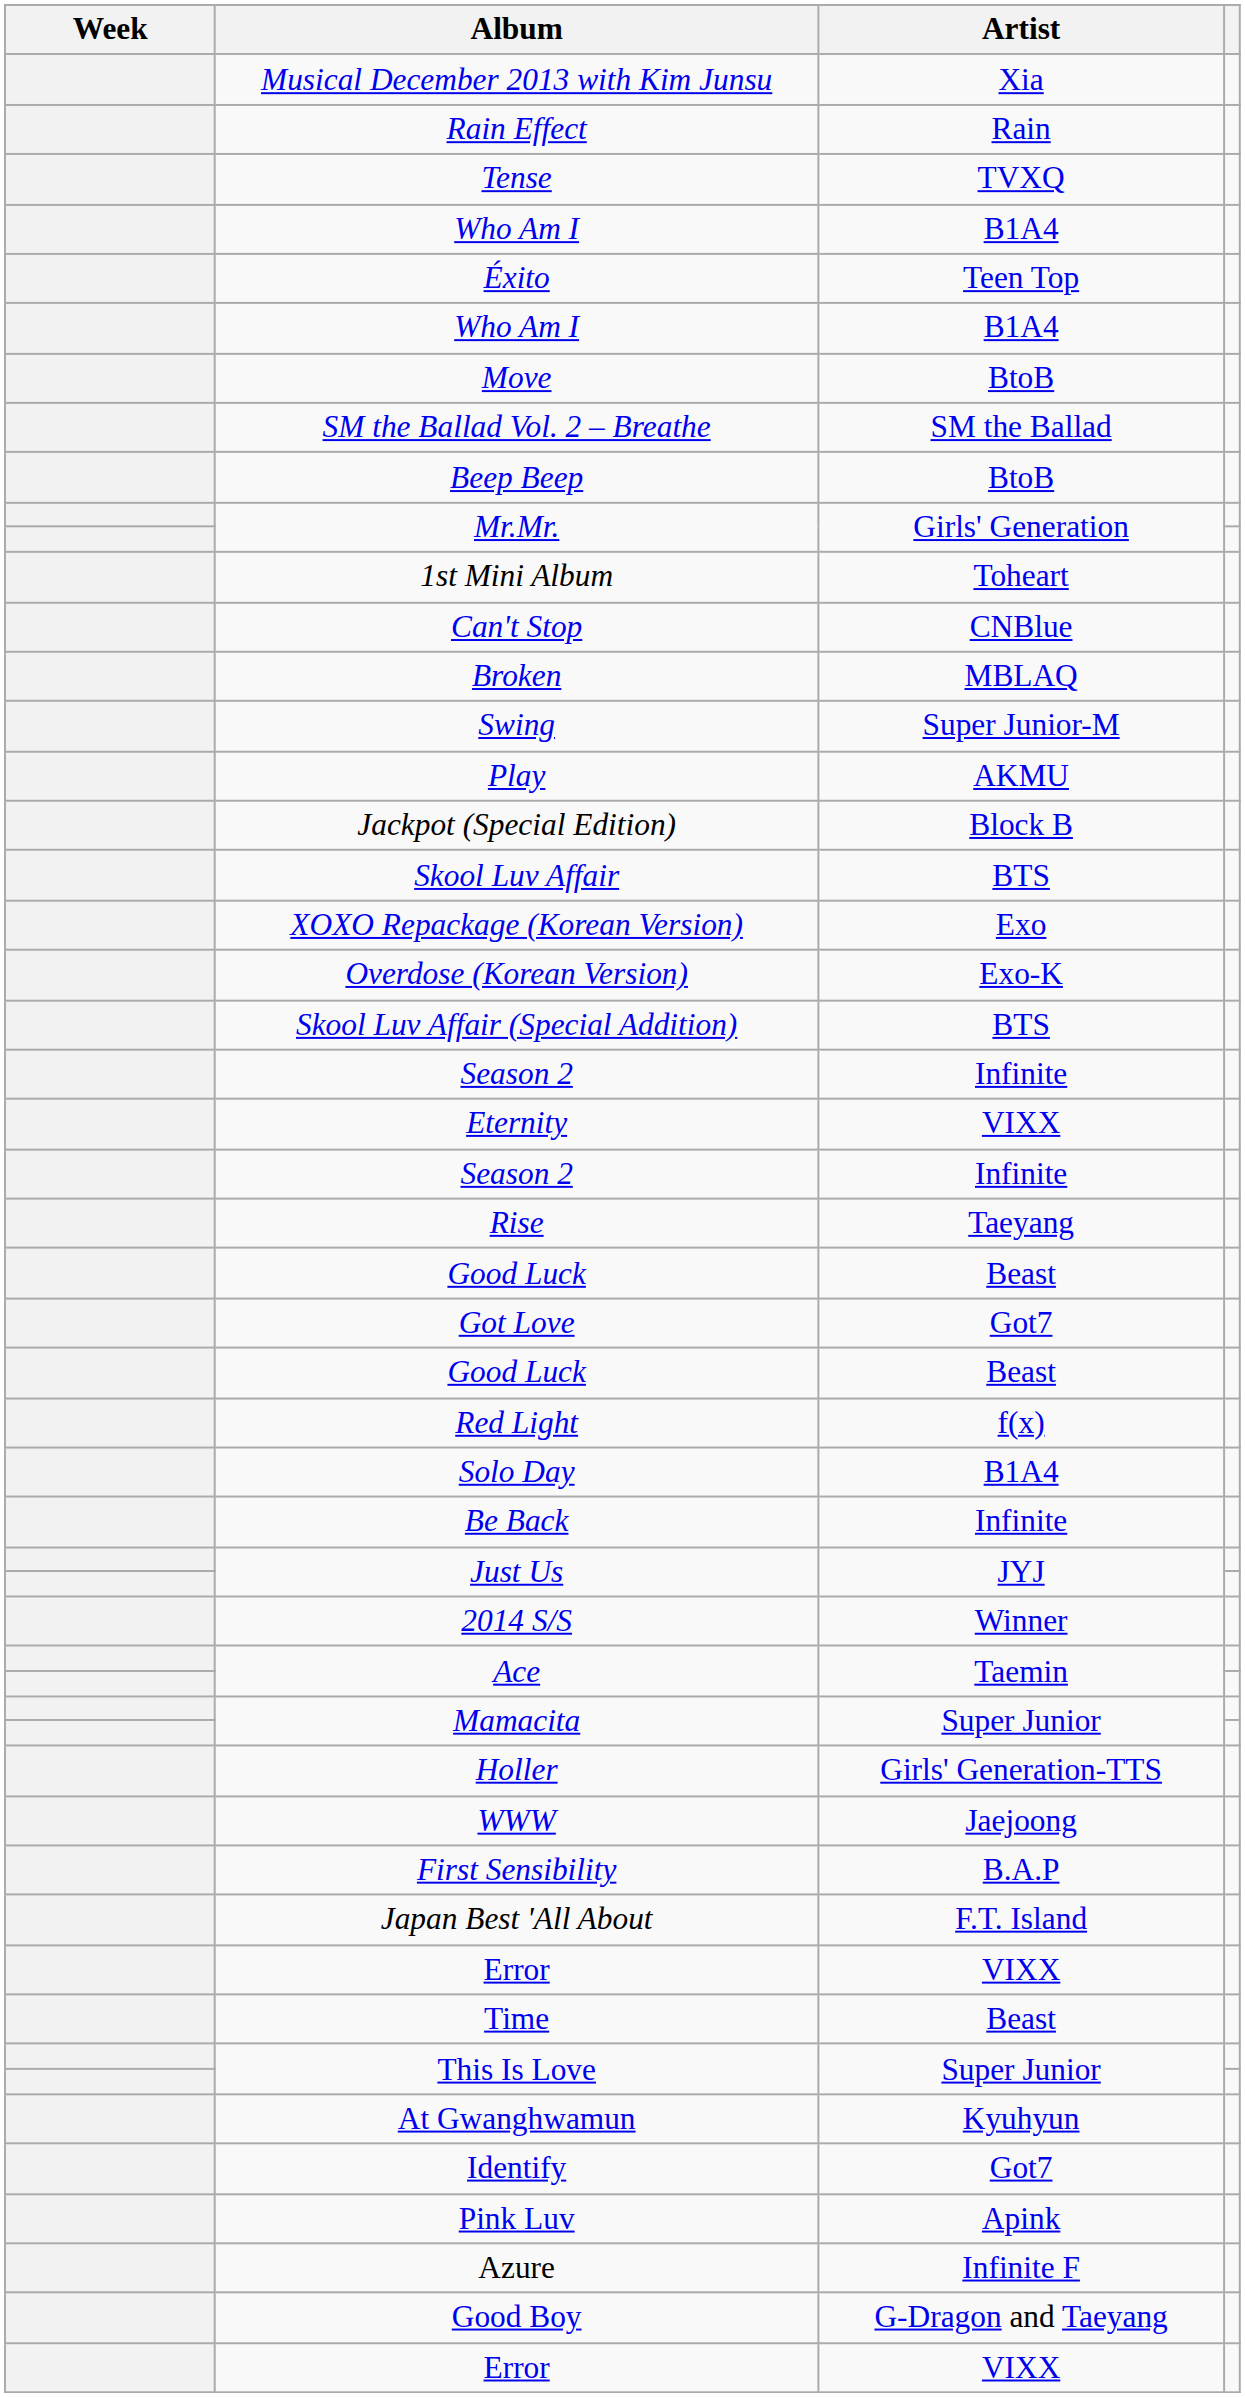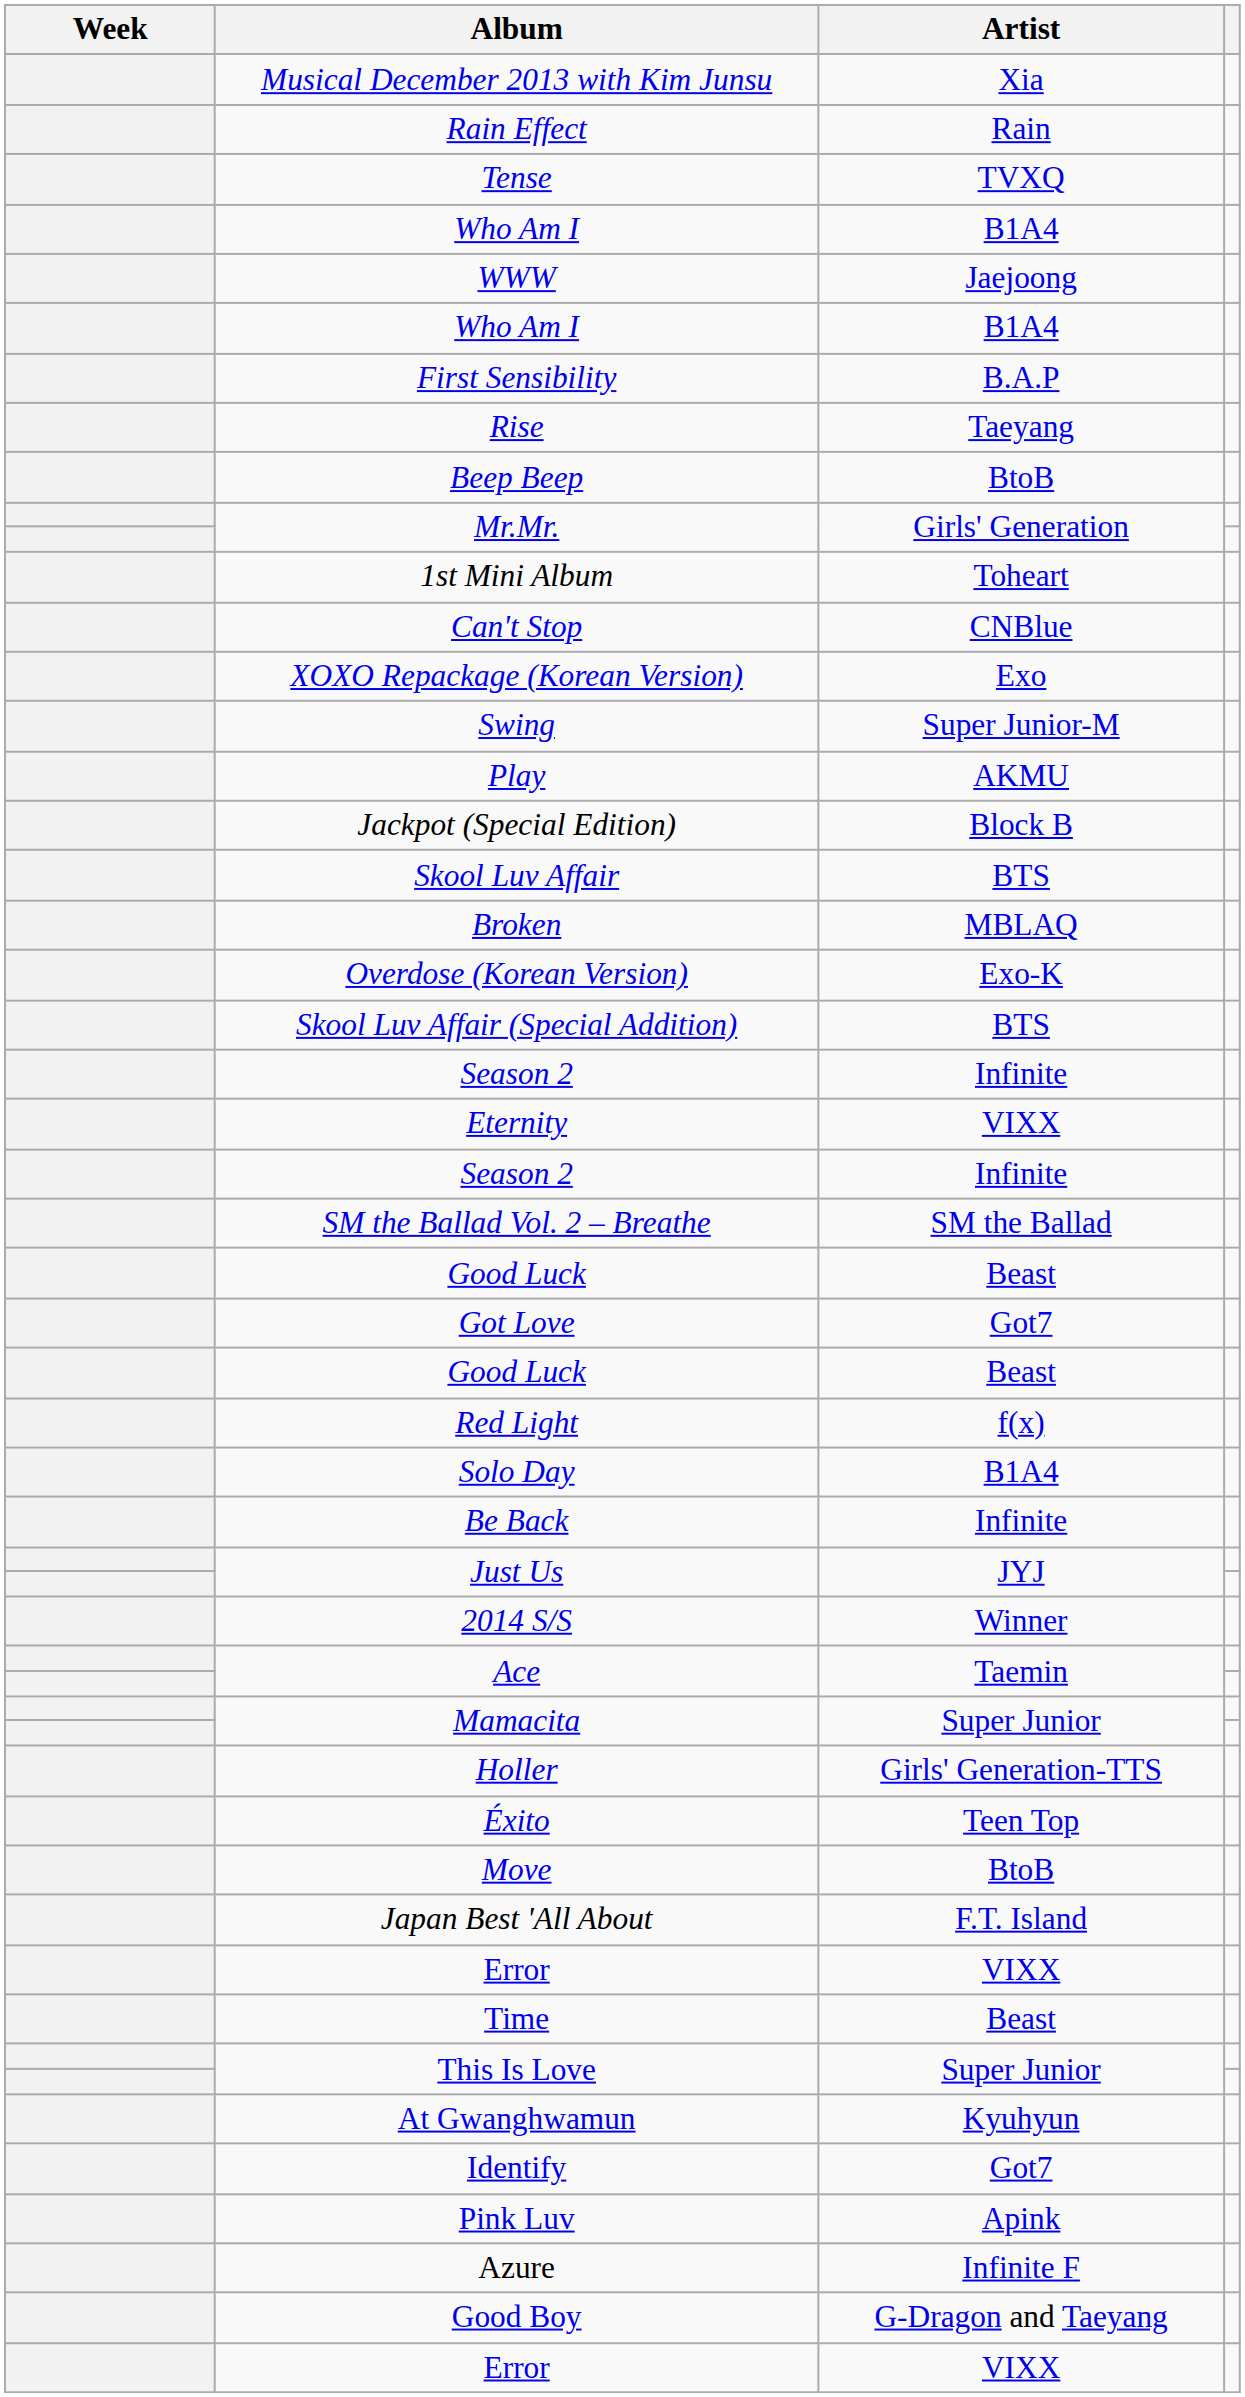rows swapped: (517, 1819) <-> (517, 278)
rows swapped: (517, 1869) <-> (517, 377)
rows swapped: (517, 427) <-> (517, 1223)
rows swapped: (517, 675) <-> (517, 924)
